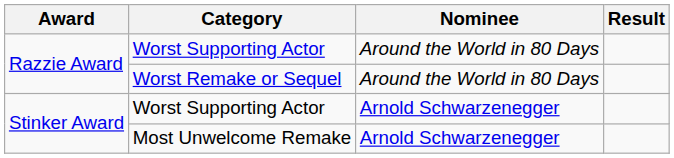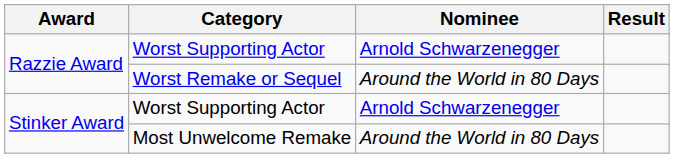(479, 49) Around the World in 80 Days -> (460, 49) Arnold Schwarzenegger
(460, 138) Arnold Schwarzenegger -> (479, 138) Around the World in 80 Days
